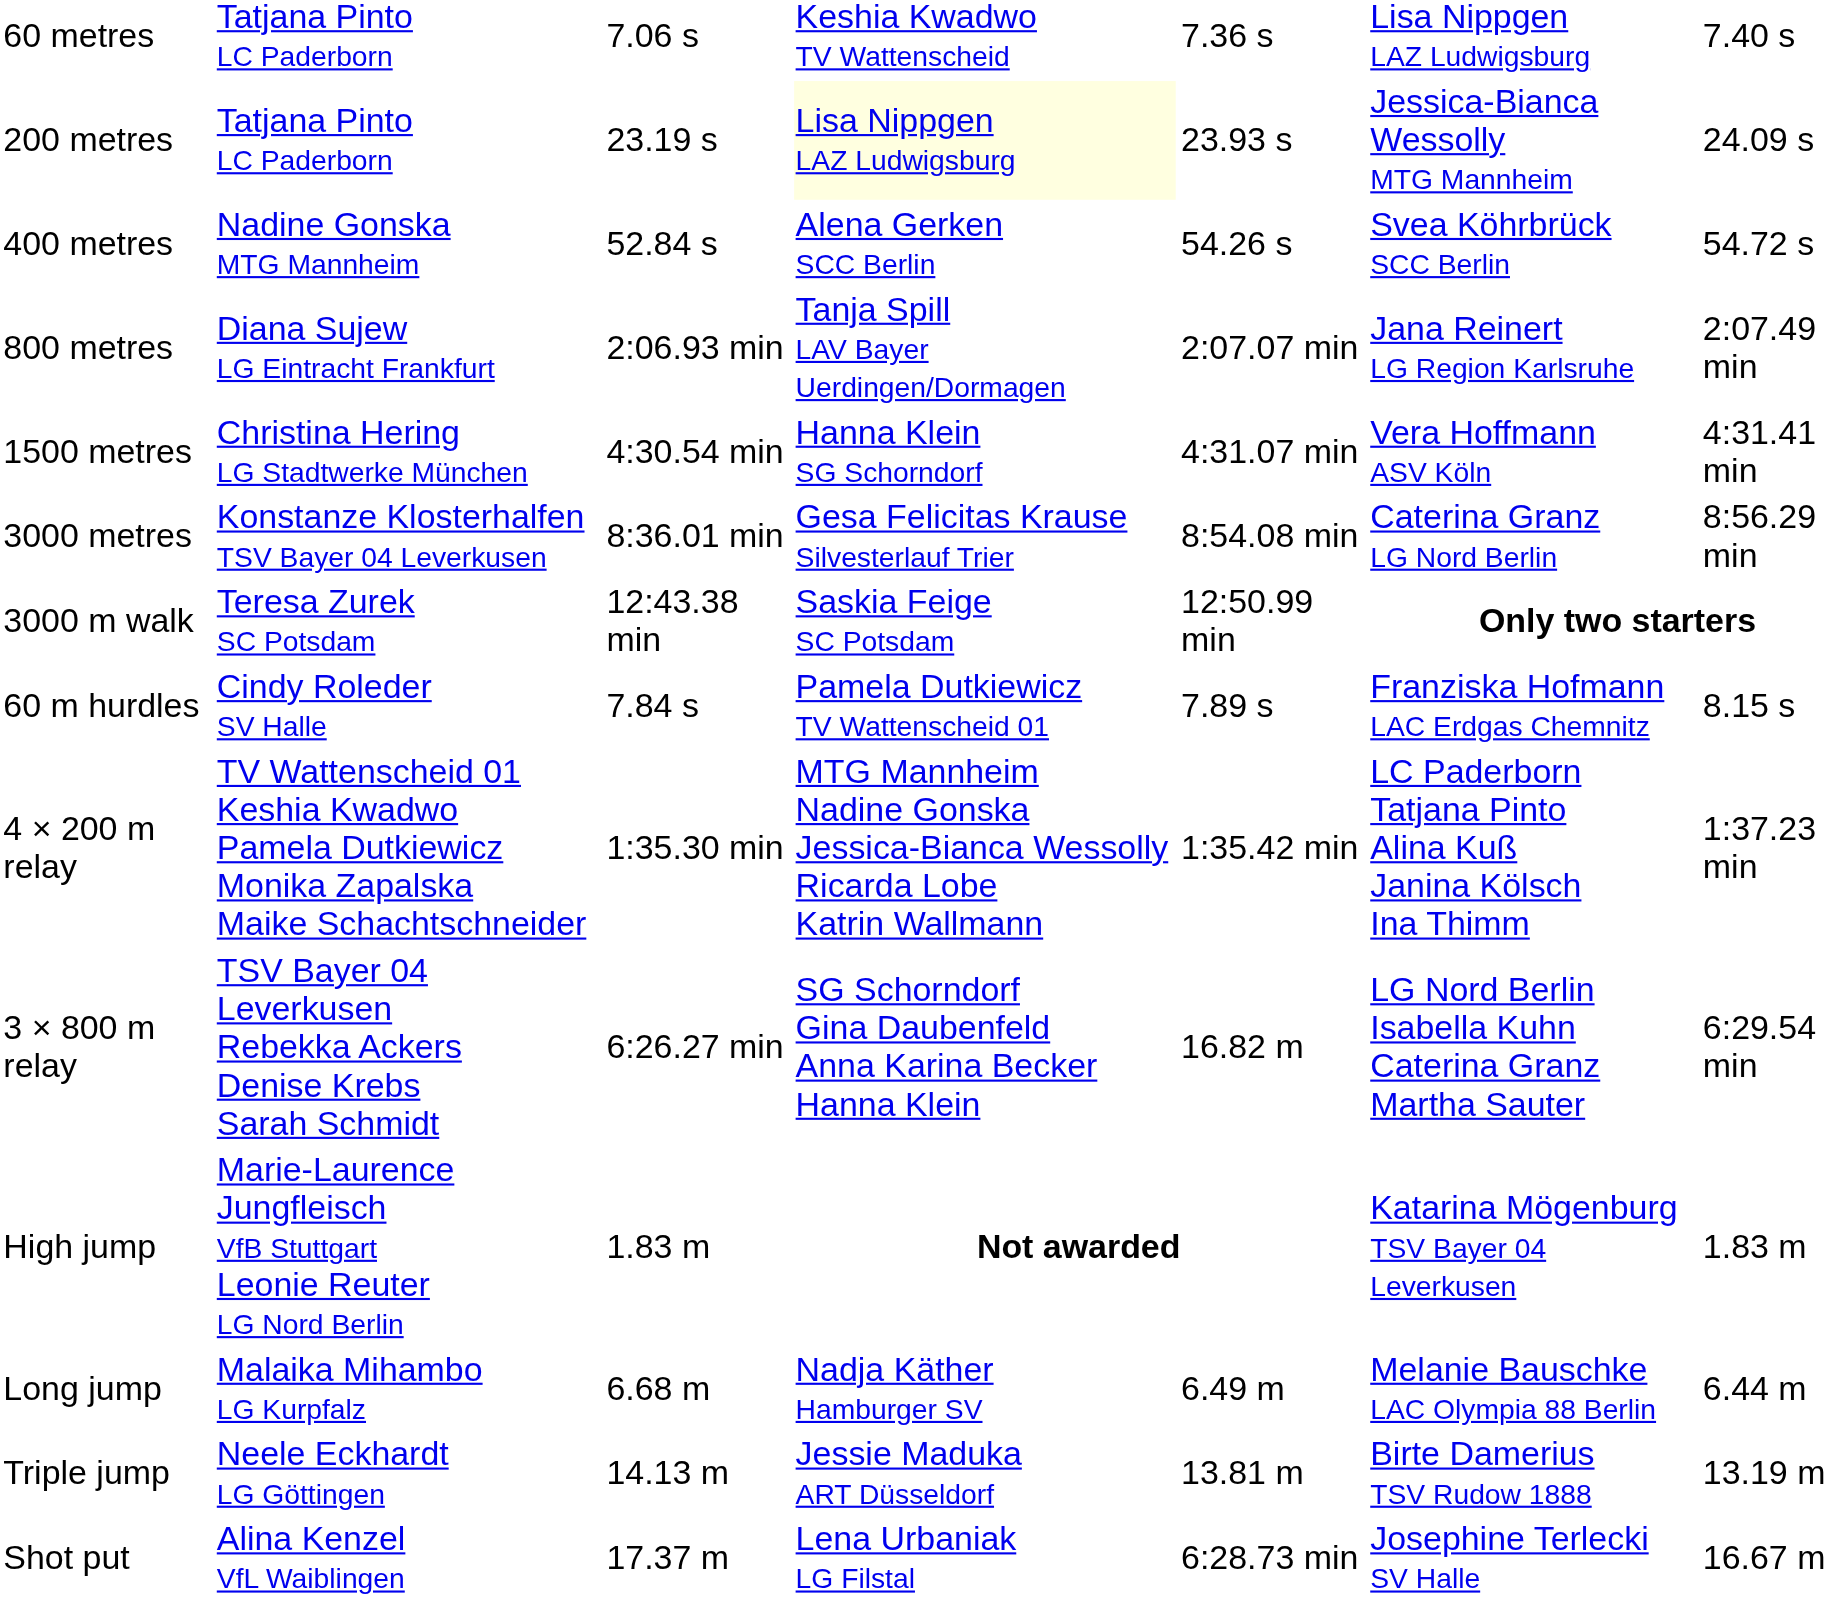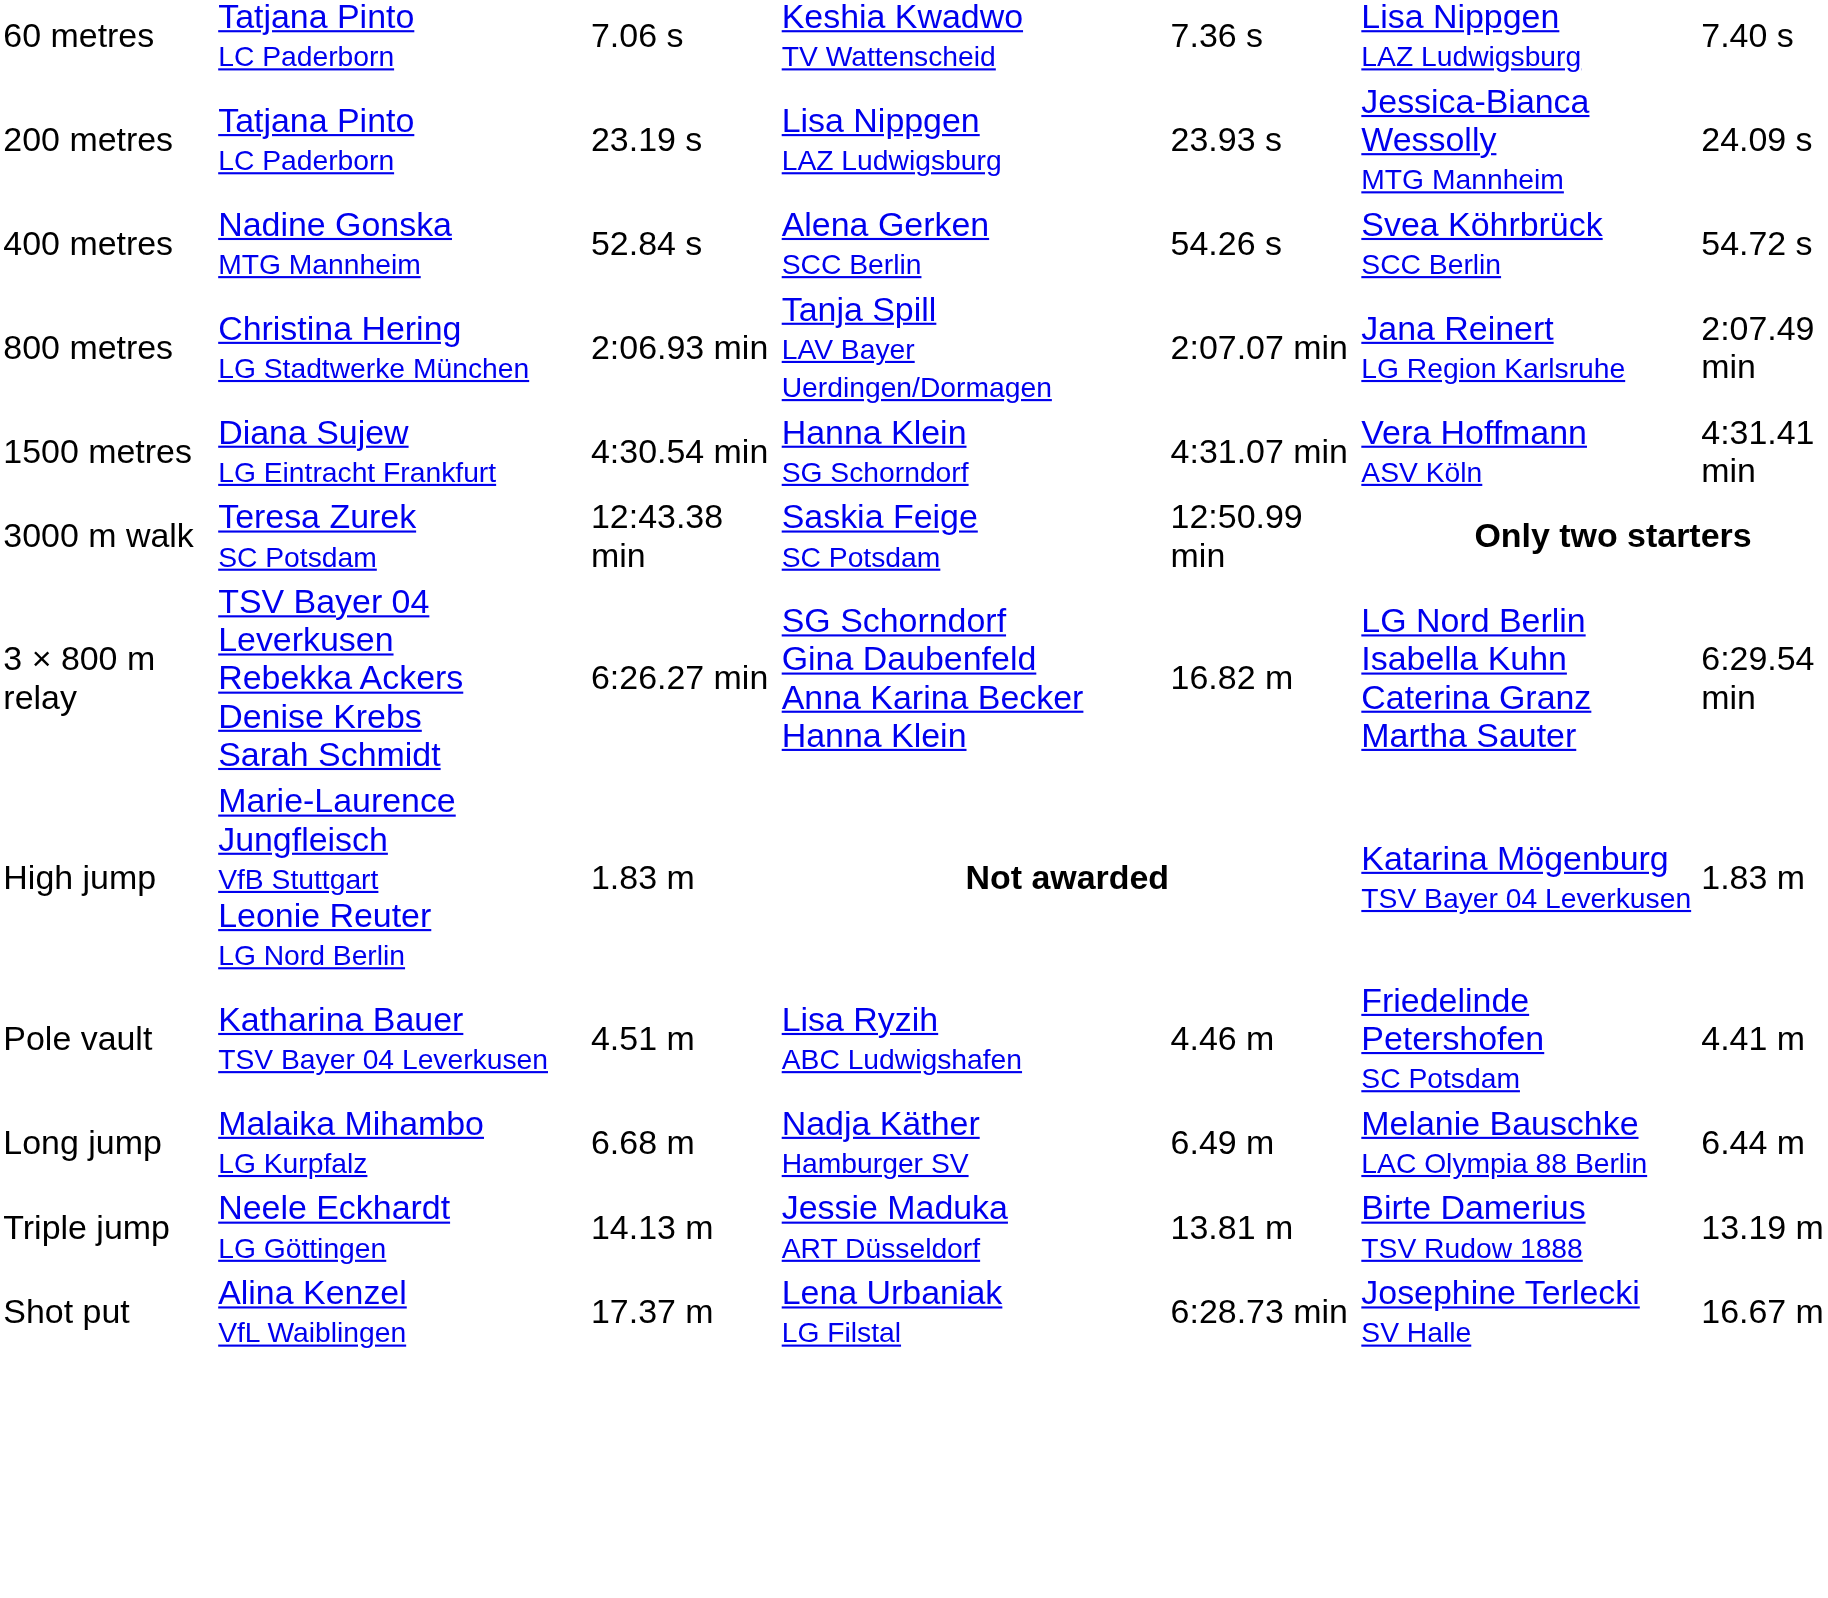(906, 139) lightyellow background -> (892, 139) no background
(356, 347) Diana Sujew LG Eintracht Frankfurt -> (374, 347) Christina Hering LG Stadtwerke München
(372, 451) Christina Hering LG Stadtwerke München -> (357, 451) Diana Sujew LG Eintracht Frankfurt
- row: (98, 536)
- row: (101, 705)
- row: (79, 847)
+ row: (78, 1038)
